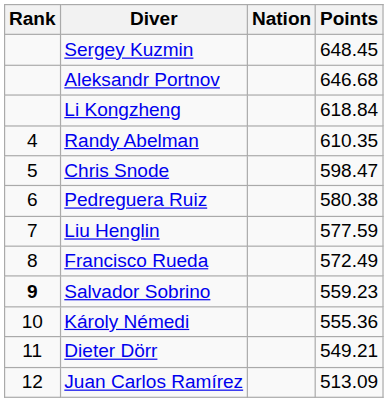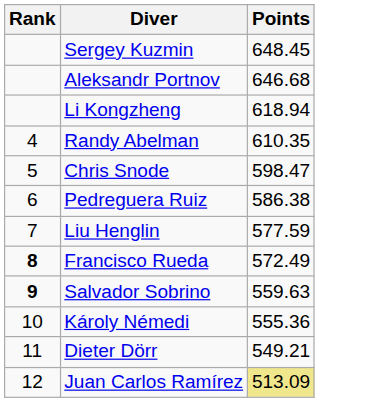- column: (282, 19)
(349, 110) 618.84 -> (281, 110) 618.94
(349, 200) 580.38 -> (281, 200) 586.38
(32, 261) normal -> (32, 261) bold
(349, 291) 559.23 -> (281, 291) 559.63
(349, 381) no background -> (281, 381) khaki background
